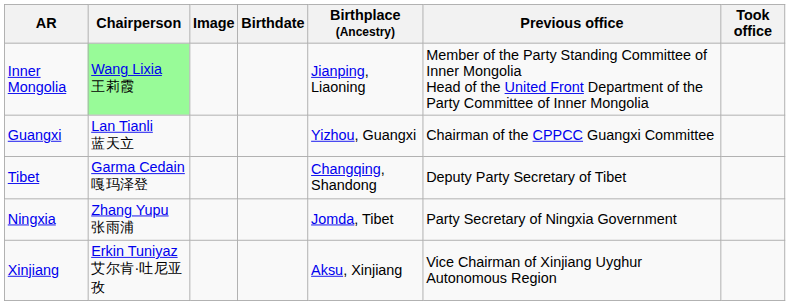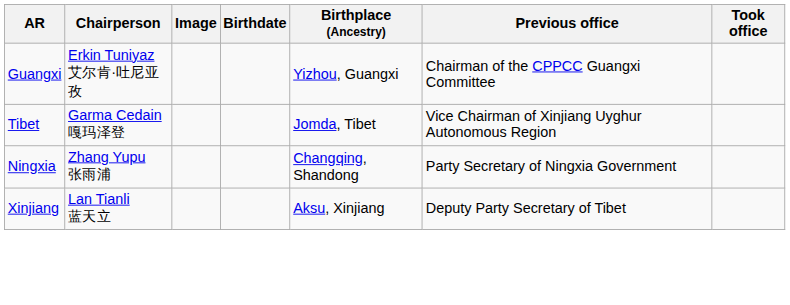- row: (37, 79)
(122, 134) Lan Tianli 蓝天立 -> (114, 72) Erkin Tuniyaz 艾尔肯·吐尼亚孜
(348, 177) Changqing, Shandong -> (334, 125) Jomda, Tibet
(526, 177) Deputy Party Secretary of Tibet -> (534, 125) Vice Chairman of Xinjiang Uyghur Autonomous Region
(352, 219) Jomda, Tibet -> (330, 166) Changqing, Shandong
(137, 269) Erkin Tuniyaz 艾尔肯·吐尼亚孜 -> (99, 207) Lan Tianli 蓝天立
(534, 270) Vice Chairman of Xinjiang Uyghur Autonomous Region -> (526, 208) Deputy Party Secretary of Tibet
